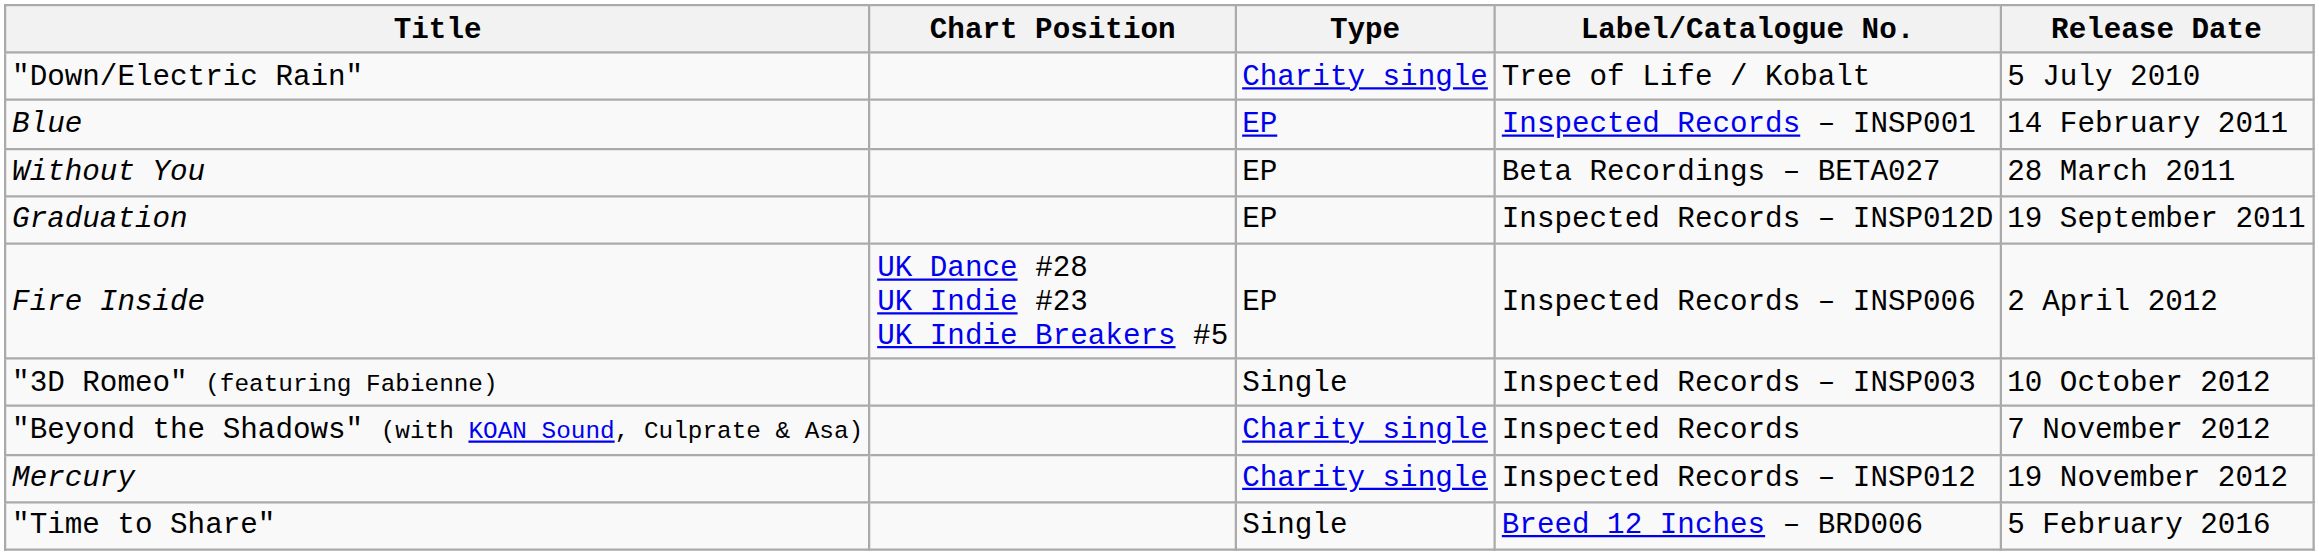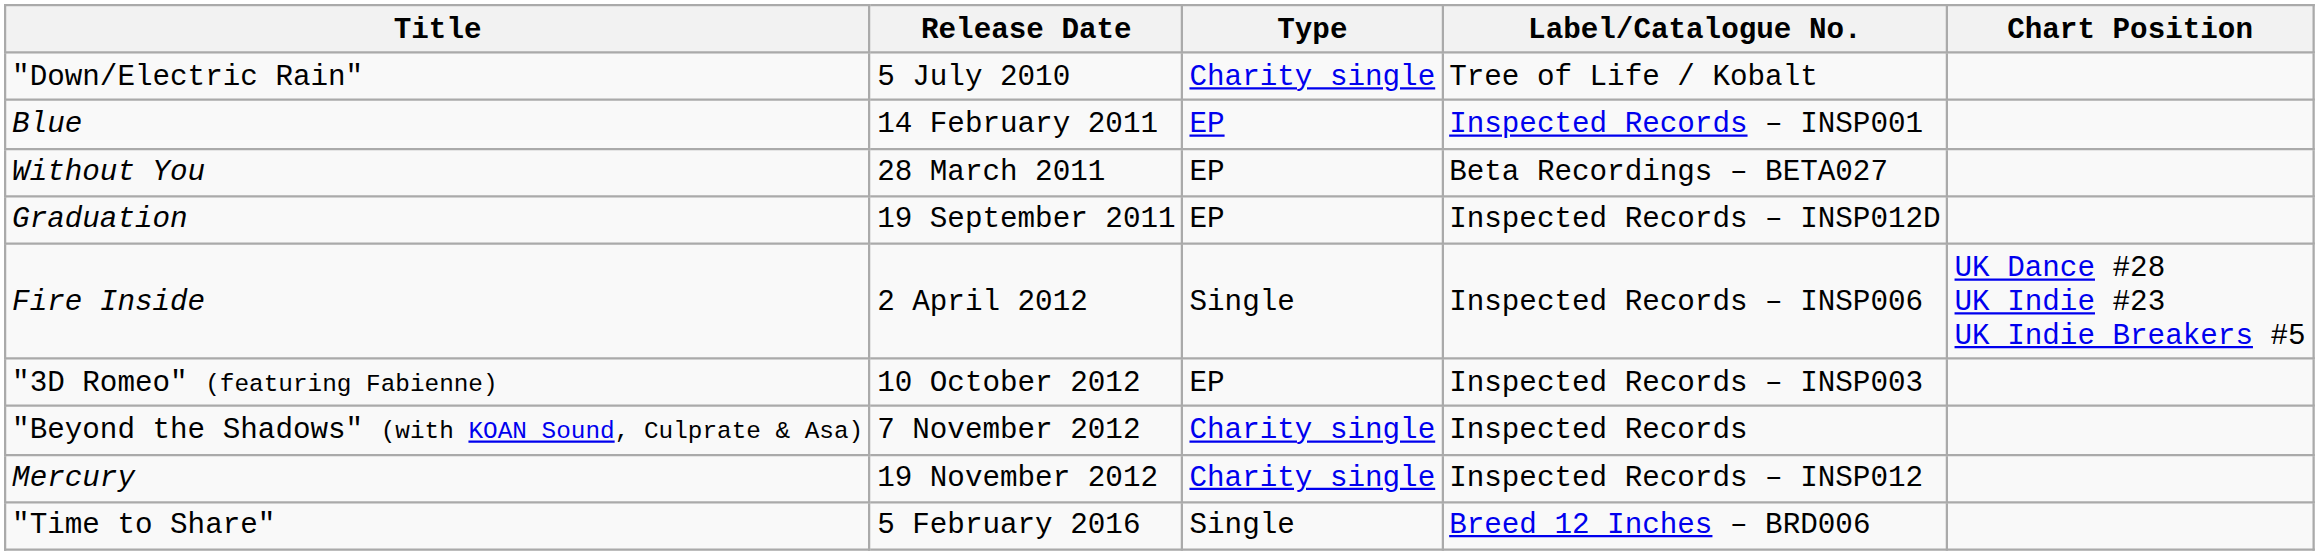columns swapped: (2156, 29) <-> (1053, 29)
(1260, 301) EP -> (1242, 301) Single
(1295, 382) Single -> (1207, 382) EP
